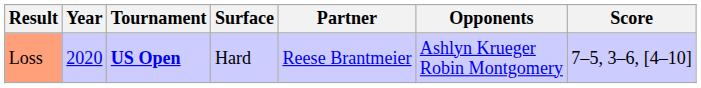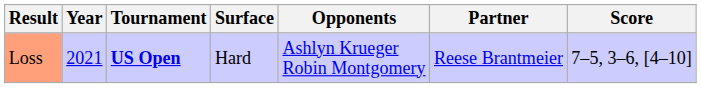columns swapped: (347, 18) <-> (491, 18)
(84, 57) 2020 -> (84, 57) 2021
